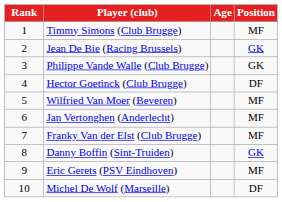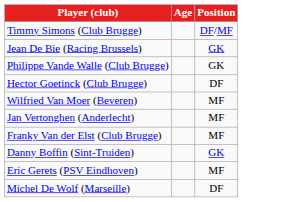- column: (24, 13)
(256, 30) MF -> (216, 30) DF/MF
